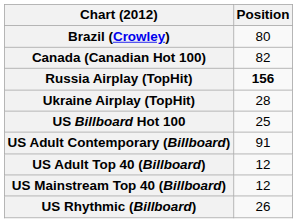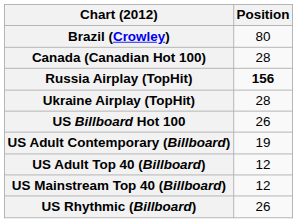(263, 57) 82 -> (263, 57) 28
(263, 121) 25 -> (263, 121) 26
(263, 143) 91 -> (263, 143) 19
